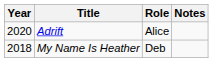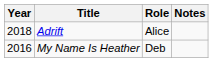(19, 31) 2020 -> (19, 31) 2018
(19, 48) 2018 -> (19, 48) 2016
